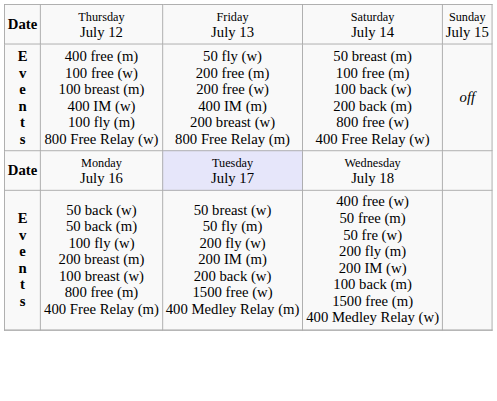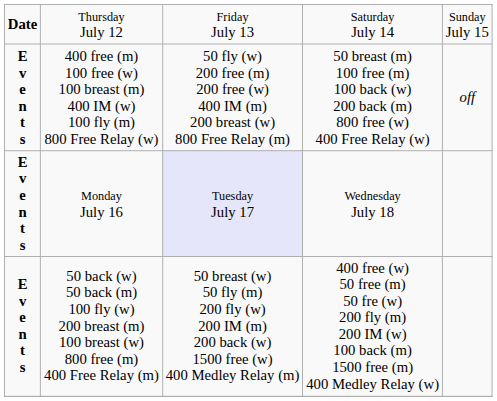(23, 170) Date -> (23, 203) E v e n t s
